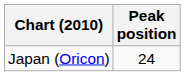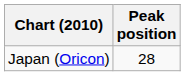(147, 58) 24 -> (147, 58) 28
